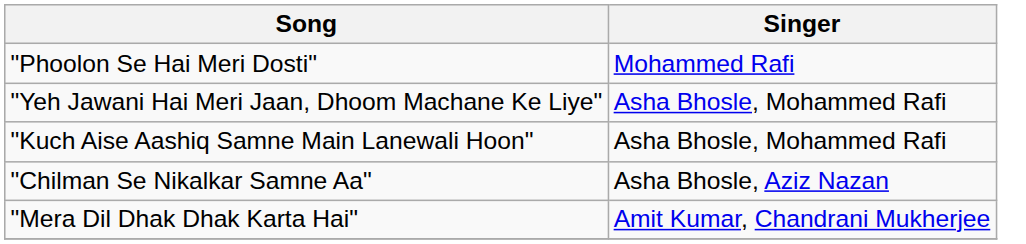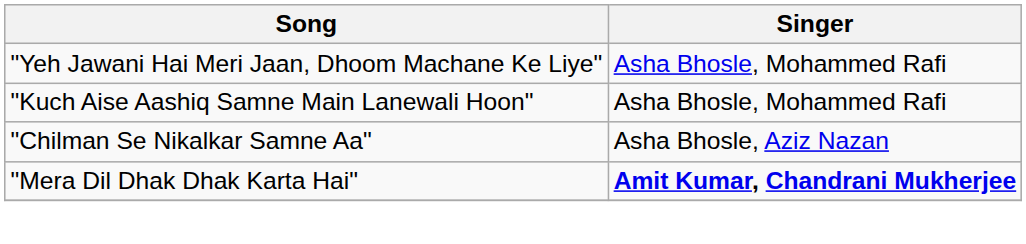- row: (164, 63)
(802, 219) normal -> (815, 180) bold
